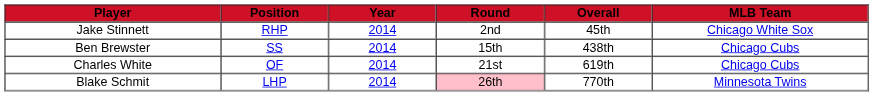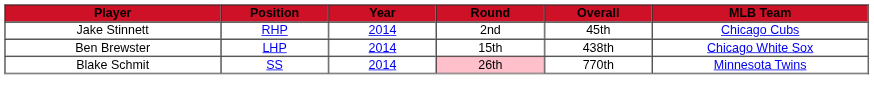(760, 30) Chicago White Sox -> (760, 30) Chicago Cubs
(275, 47) SS -> (275, 47) LHP
(760, 47) Chicago Cubs -> (760, 47) Chicago White Sox
- row: (113, 64)
(275, 82) LHP -> (275, 64) SS
